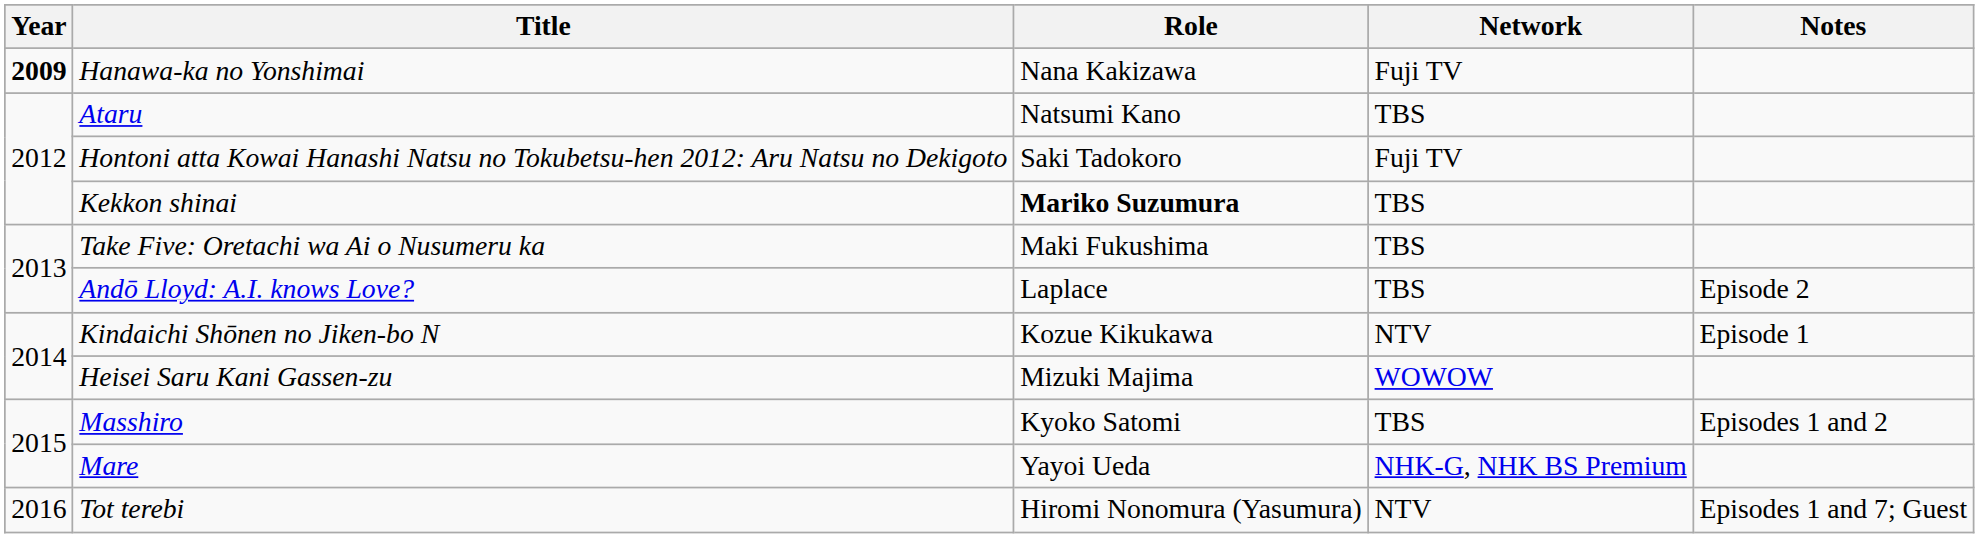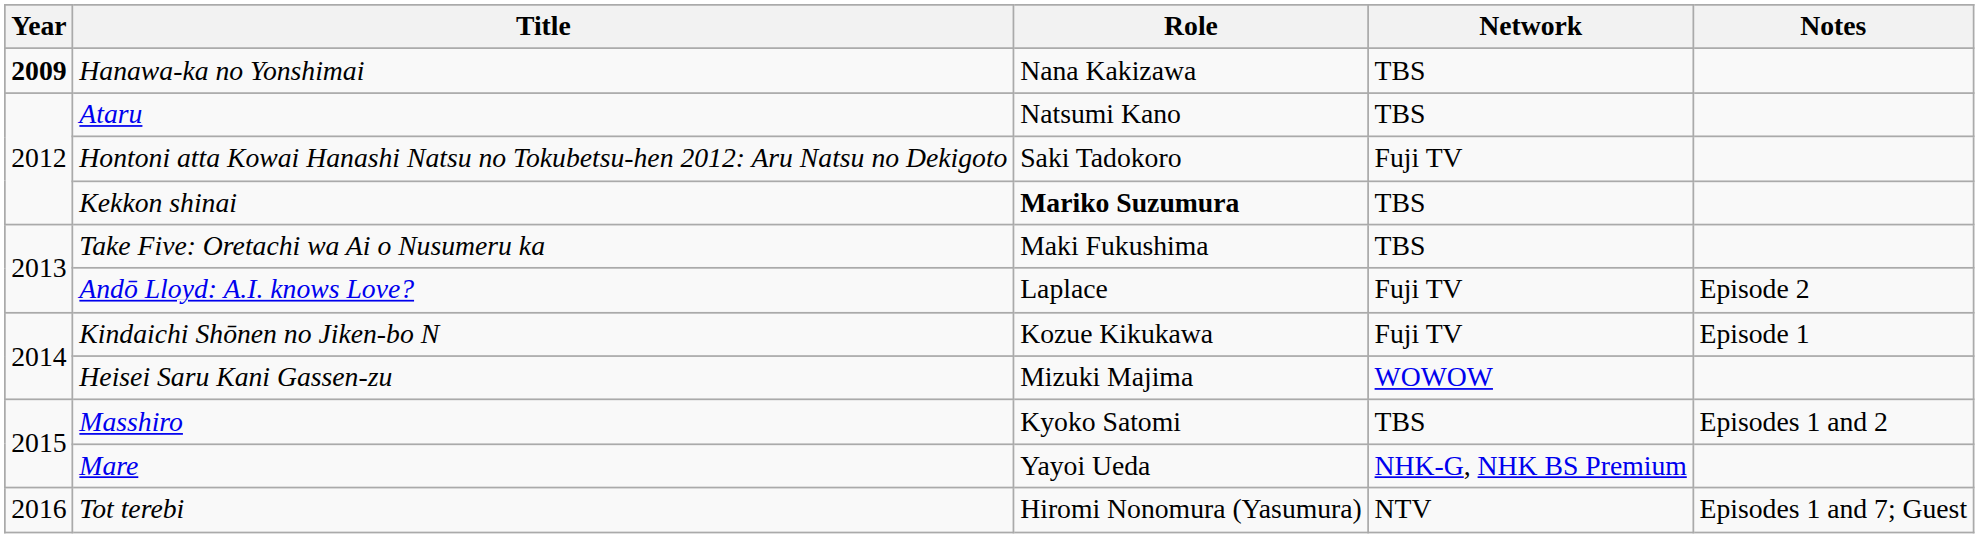(1419, 70) Fuji TV -> (1400, 70) TBS
(1400, 289) TBS -> (1419, 289) Fuji TV
(1403, 333) NTV -> (1419, 333) Fuji TV
